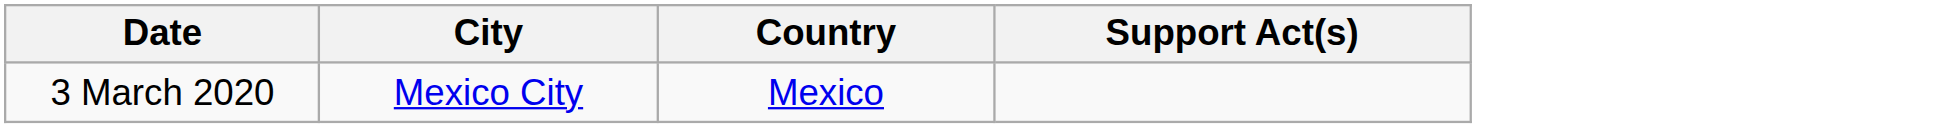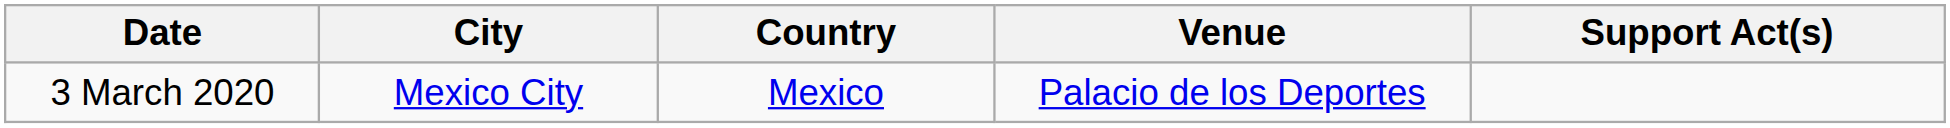+ column: (1232, 33)
